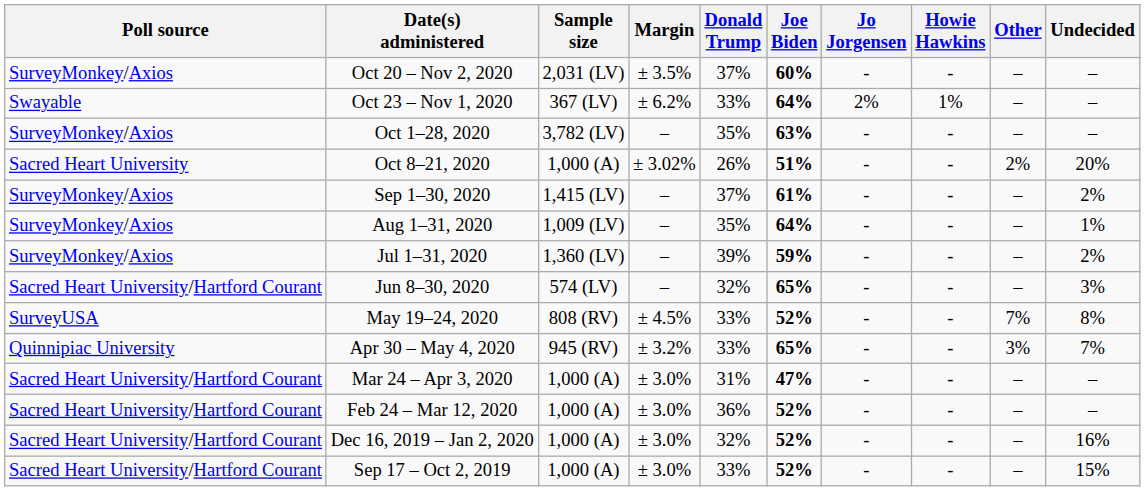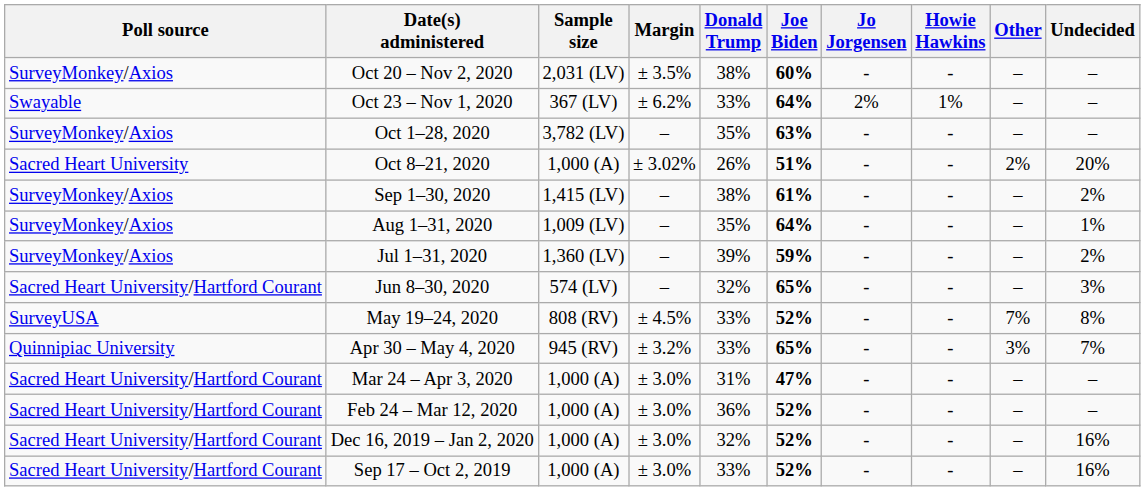(733, 72) 37% -> (733, 72) 38%
(733, 195) 37% -> (733, 195) 38%
(1093, 471) 15% -> (1093, 471) 16%
